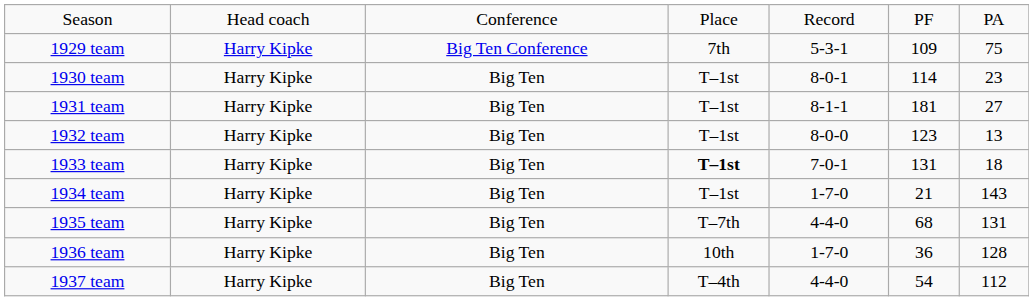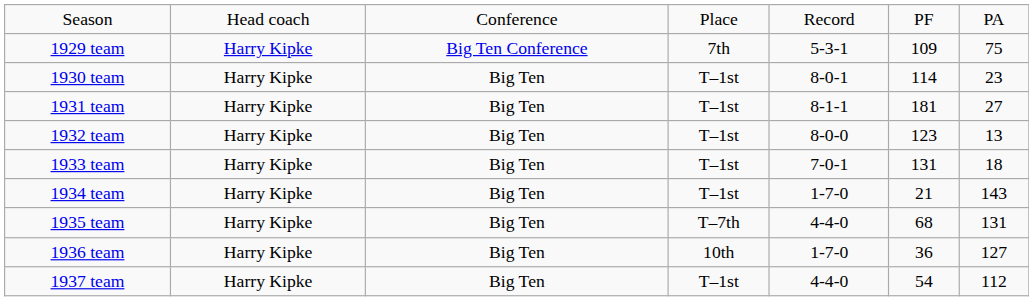(719, 164) bold -> (719, 164) normal
(994, 251) 128 -> (994, 251) 127
(719, 280) T–4th -> (719, 280) T–1st
